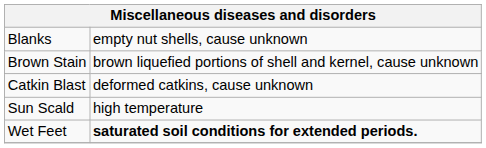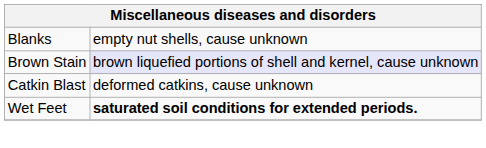(286, 62) no background -> (286, 62) lavender background
- row: (41, 108)
